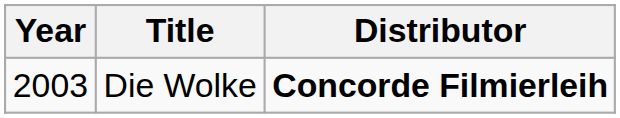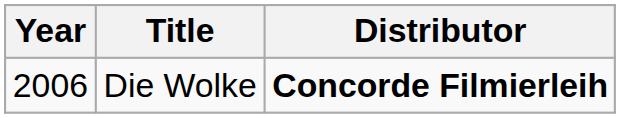(50, 84) 2003 -> (50, 84) 2006
